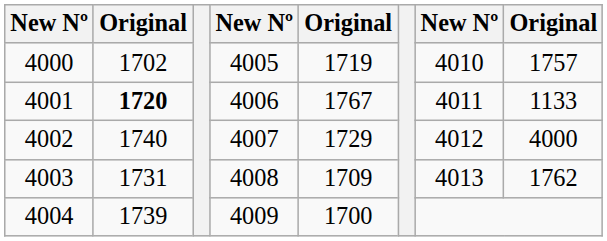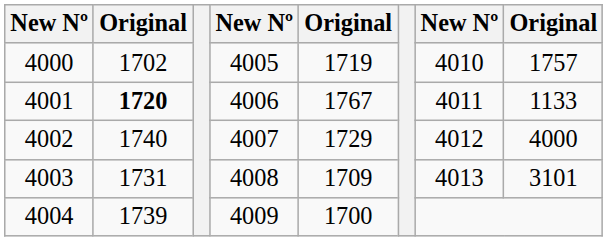(553, 178) 1762 -> (553, 178) 3101
